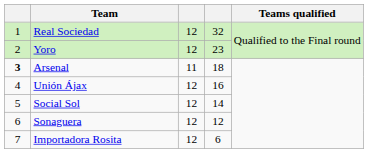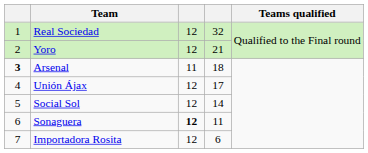(218, 49) 23 -> (218, 49) 21
(218, 85) 16 -> (218, 85) 17
(191, 121) normal -> (191, 121) bold
(218, 121) 12 -> (218, 121) 11
